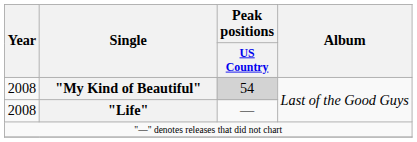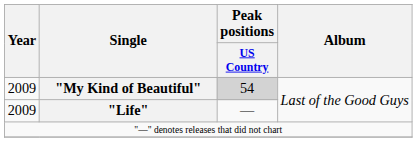(22, 88) 2008 -> (22, 88) 2009
(22, 111) 2008 -> (22, 111) 2009
